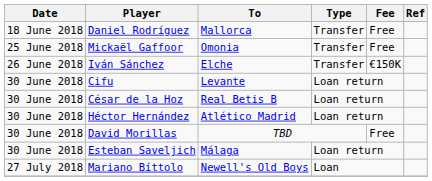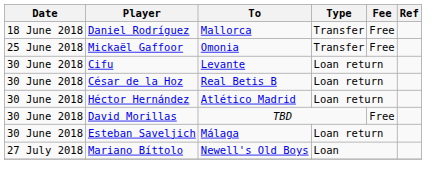- row: (126, 64)
